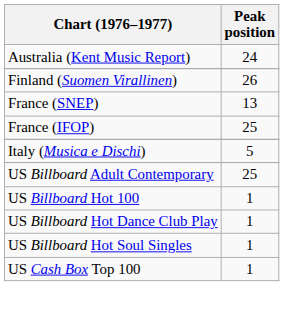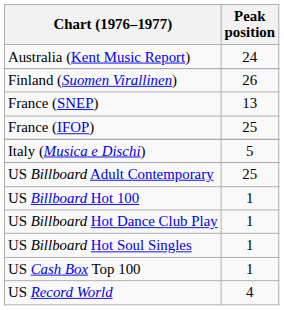+ row: (60, 292)
